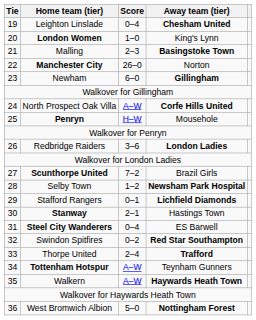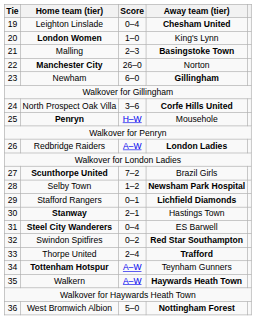(132, 105) A–W -> (132, 105) 3–6
(132, 146) 3–6 -> (132, 146) A–W
